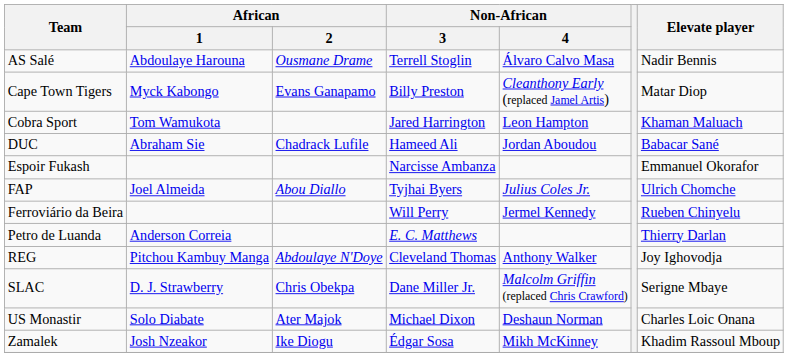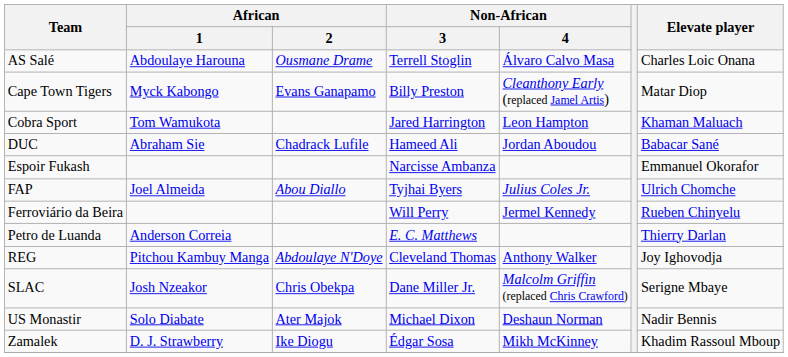(679, 60) Nadir Bennis -> (698, 60) Charles Loic Onana
(176, 288) D. J. Strawberry -> (168, 288) Josh Nzeakor
(698, 318) Charles Loic Onana -> (679, 318) Nadir Bennis
(168, 341) Josh Nzeakor -> (176, 341) D. J. Strawberry
